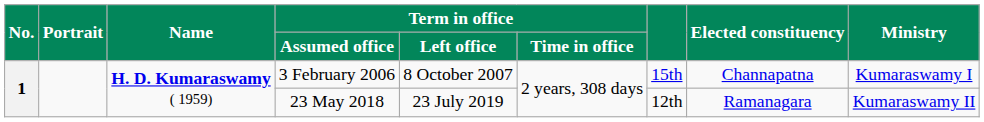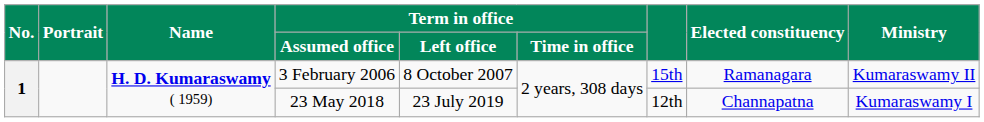(768, 74) Channapatna -> (768, 74) Ramanagara
(914, 74) Kumaraswamy I -> (914, 74) Kumaraswamy II
(768, 102) Ramanagara -> (768, 102) Channapatna
(914, 102) Kumaraswamy II -> (914, 102) Kumaraswamy I
